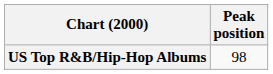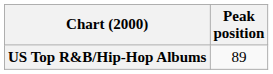(239, 57) 98 -> (239, 57) 89
